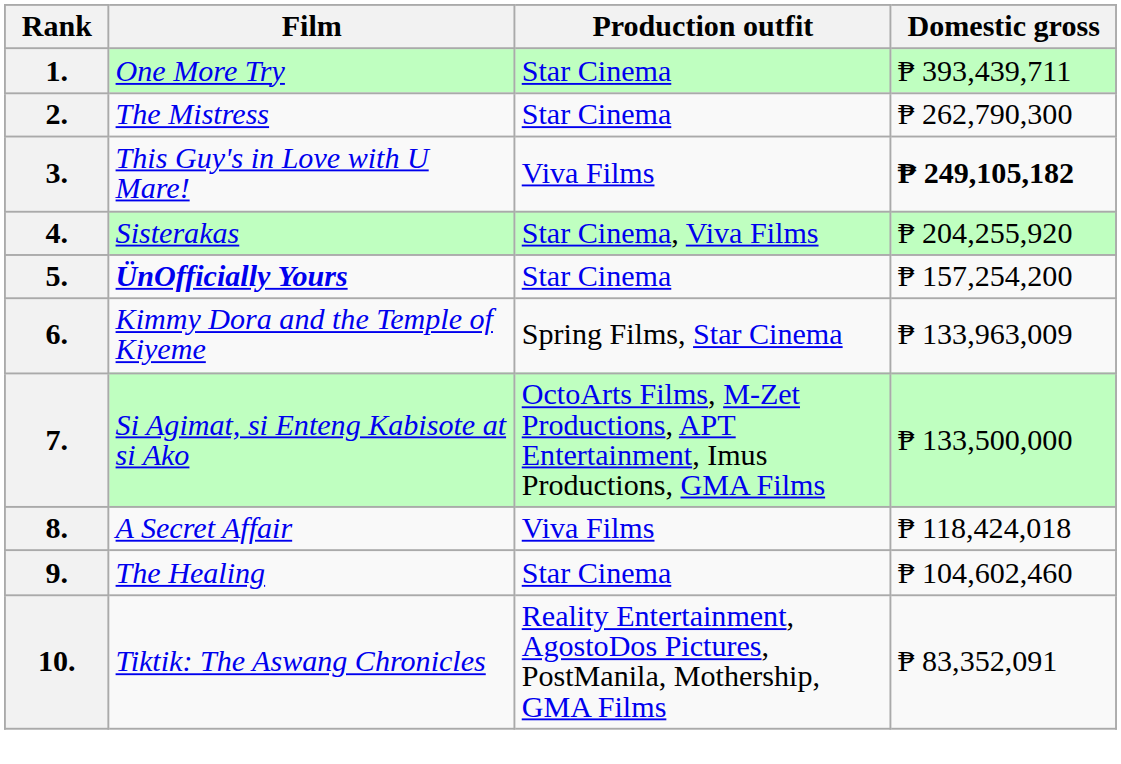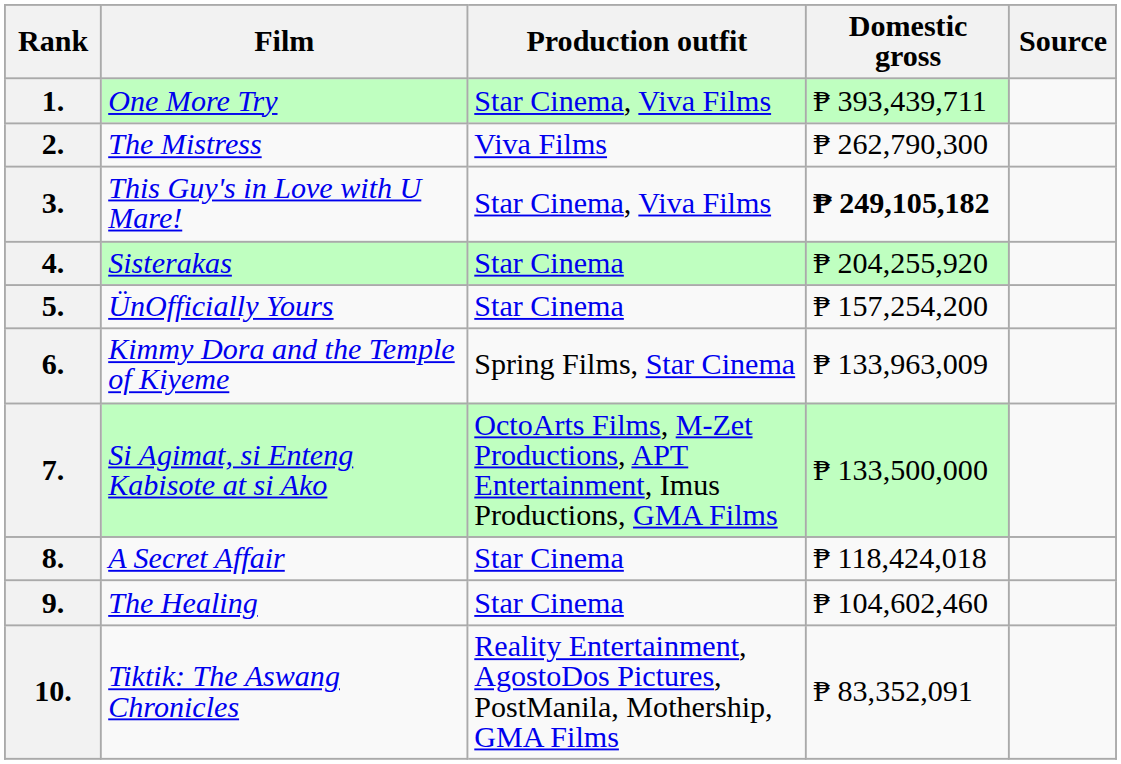+ column: (1063, 41)
(597, 70) Star Cinema -> (623, 100) Star Cinema, Viva Films
(597, 114) Star Cinema -> (541, 144) Viva Films
(588, 173) Viva Films -> (623, 203) Star Cinema, Viva Films
(670, 232) Star Cinema, Viva Films -> (549, 262) Star Cinema
(232, 276) bold -> (221, 306) normal
(588, 528) Viva Films -> (549, 558) Star Cinema
